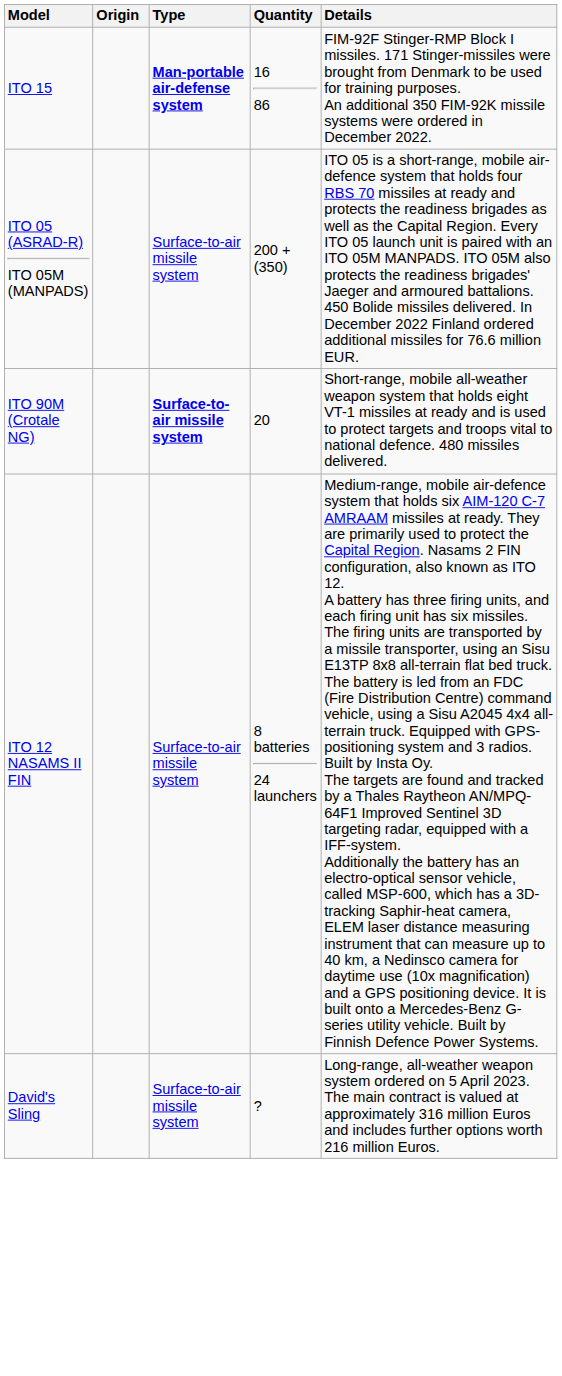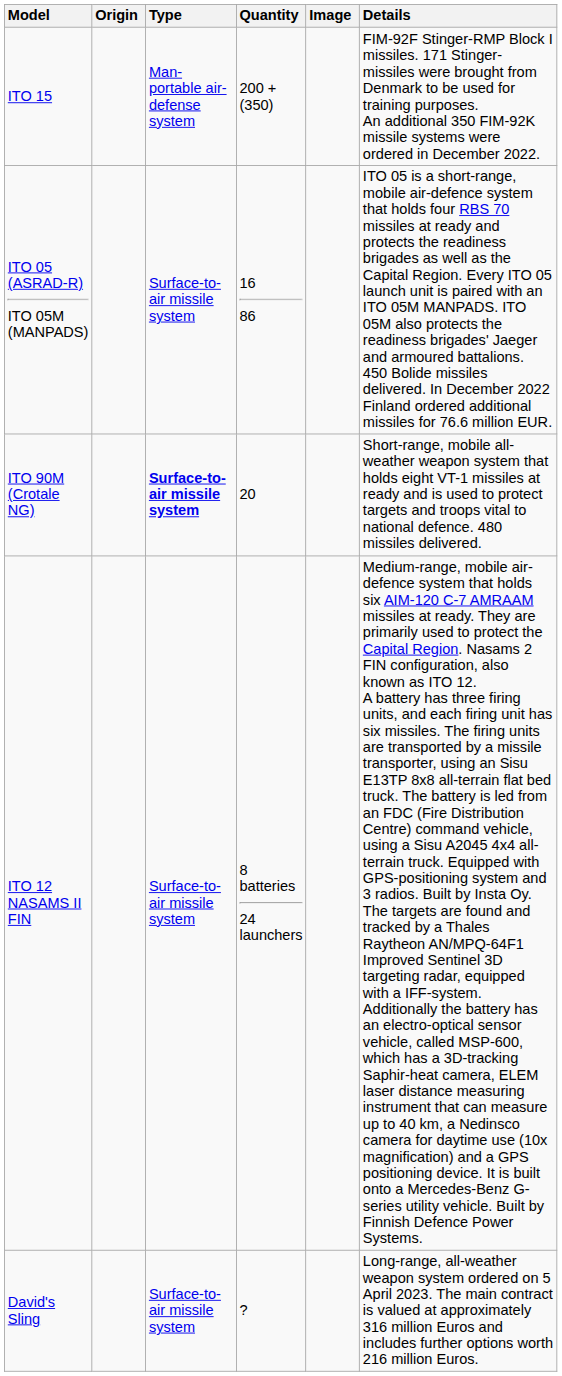+ column: (330, 16)
(198, 88) bold -> (188, 96) normal
(286, 88) 16 86 -> (258, 96) 200 +(350)
(272, 258) 200 +(350) -> (271, 299) 16 86
